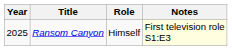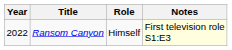(17, 32) 2025 -> (17, 32) 2022
